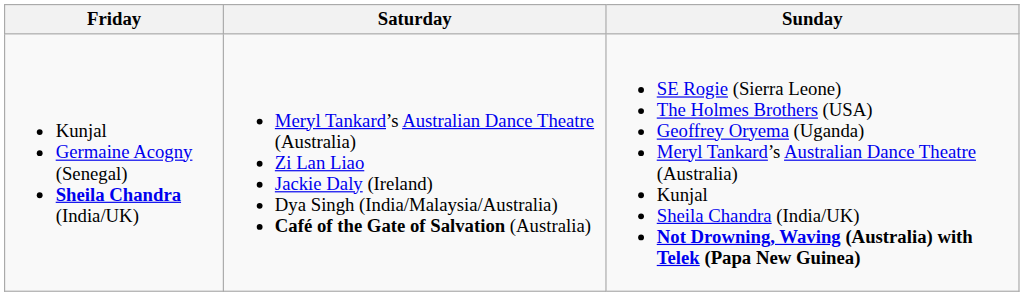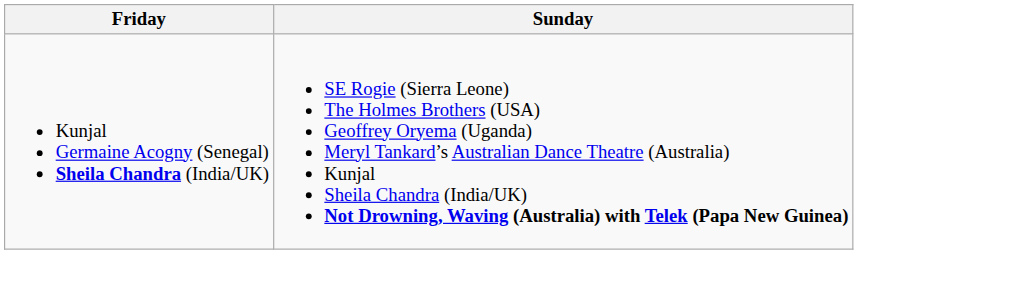- column: (415, 19)
